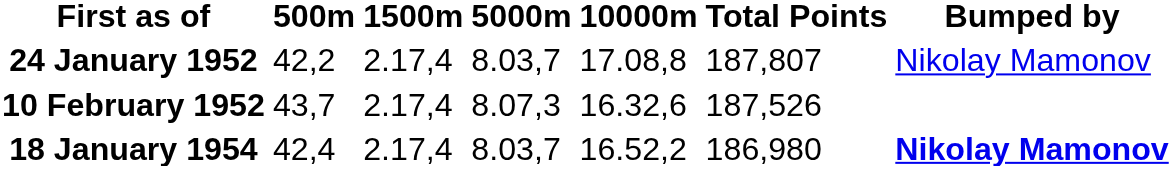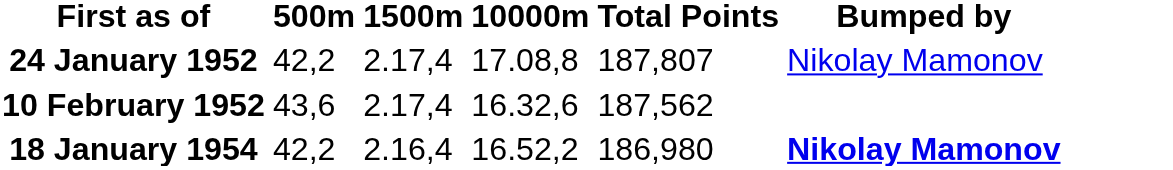- column: (521, 16)
(304, 105) 43,7 -> (304, 105) 43,6
(764, 105) 187,526 -> (656, 105) 187,562
(304, 149) 42,4 -> (304, 149) 42,2
(408, 149) 2.17,4 -> (408, 149) 2.16,4
